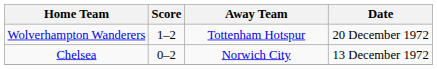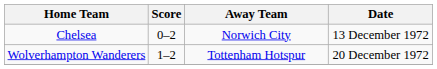rows swapped: (76, 54) <-> (76, 34)
